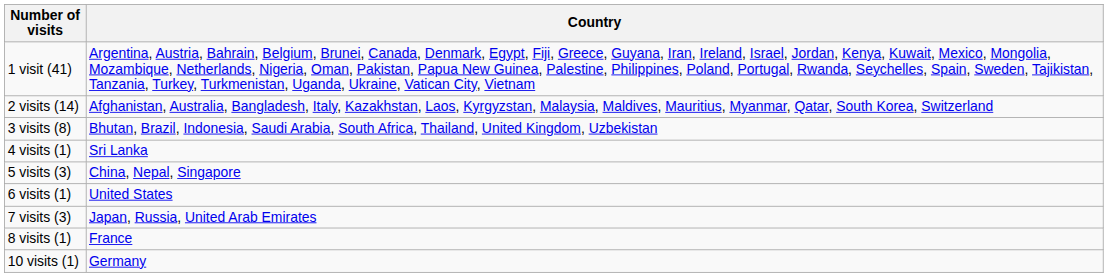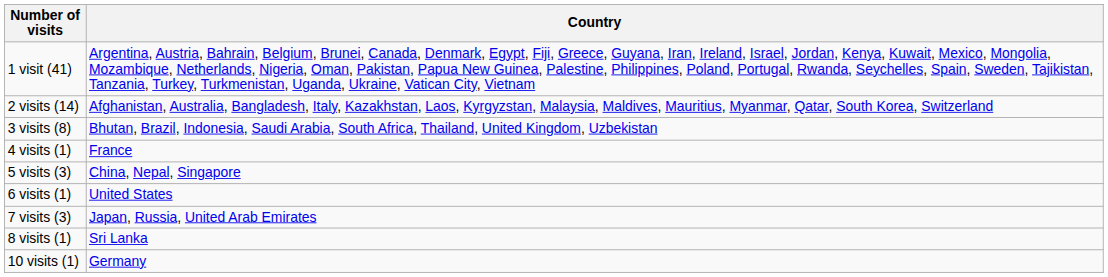(118, 150) Sri Lanka -> (111, 150) France
(111, 239) France -> (118, 239) Sri Lanka
